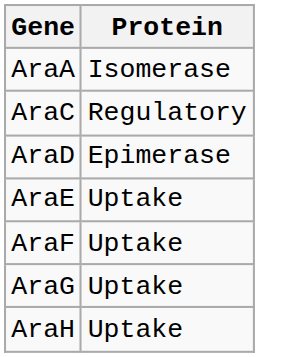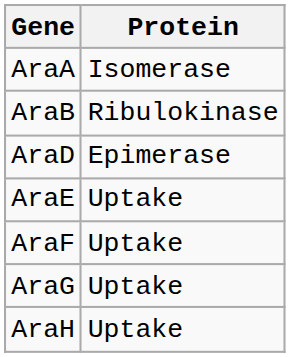+ row: (43, 113)
- row: (43, 113)
